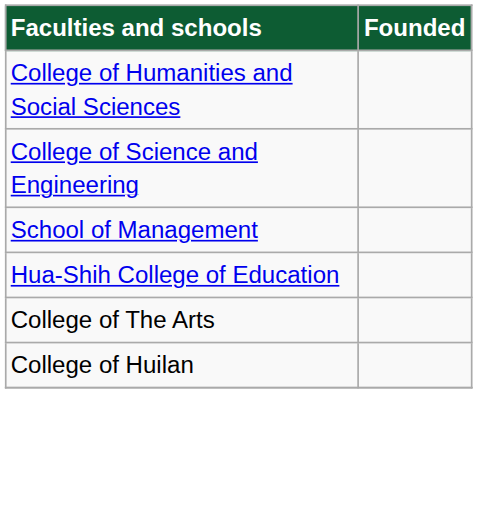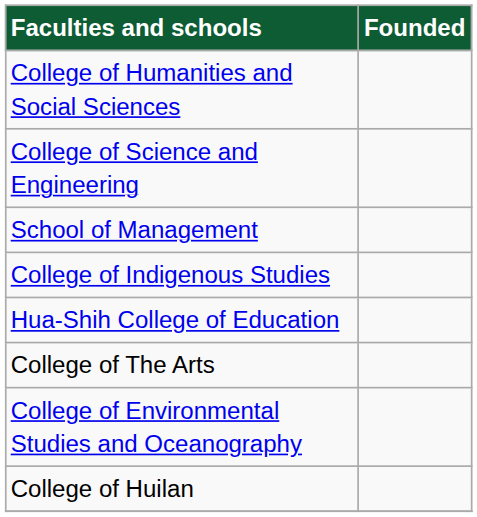+ row: (170, 275)
+ row: (156, 427)
